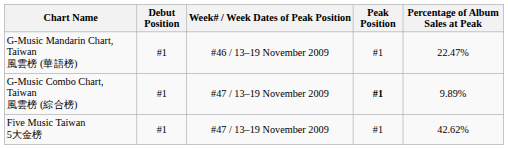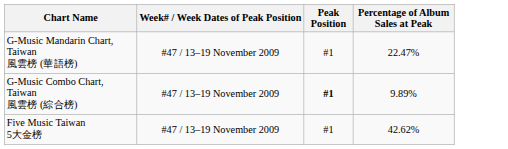- column: (162, 18)
(270, 52) #46 / 13–19 November 2009 -> (220, 52) #47 / 13–19 November 2009
